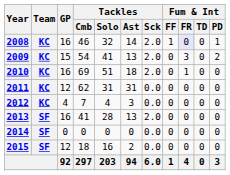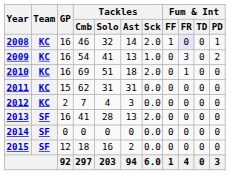(65, 57) 15 -> (65, 57) 16
(152, 57) 2.0 -> (152, 57) 1.0
(65, 87) 12 -> (65, 87) 15
(65, 102) 4 -> (65, 102) 2
